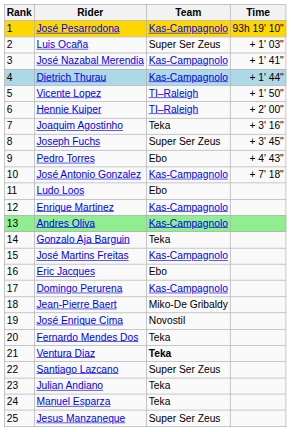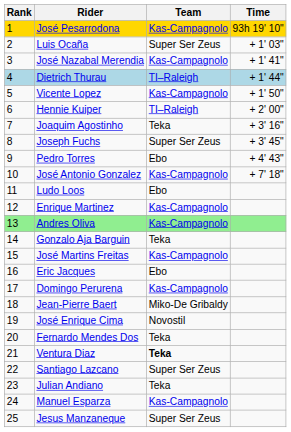(188, 77) Kas-Campagnolo -> (173, 77) TI–Raleigh
(173, 93) TI–Raleigh -> (188, 93) Kas-Campagnolo
(160, 402) Teka -> (188, 402) Kas-Campagnolo
